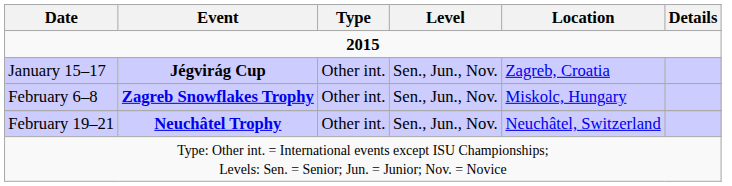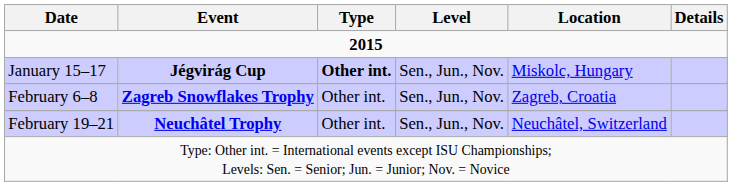(353, 70) normal -> (357, 70) bold
(558, 70) Zagreb, Croatia -> (572, 70) Miskolc, Hungary
(566, 96) Miskolc, Hungary -> (564, 96) Zagreb, Croatia
